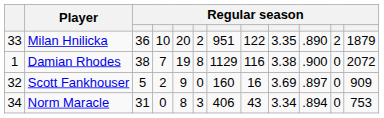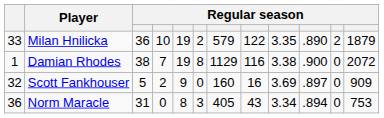(183, 41) 20 -> (183, 41) 19
(224, 41) 951 -> (224, 41) 579
(15, 102) 34 -> (15, 102) 36
(224, 102) 406 -> (224, 102) 405
